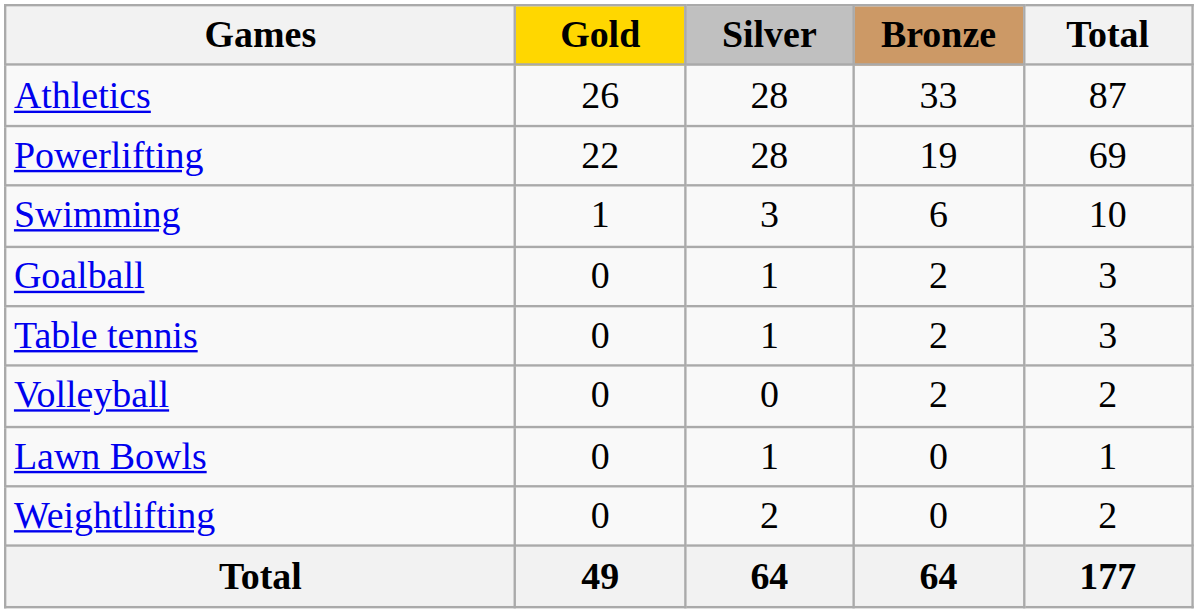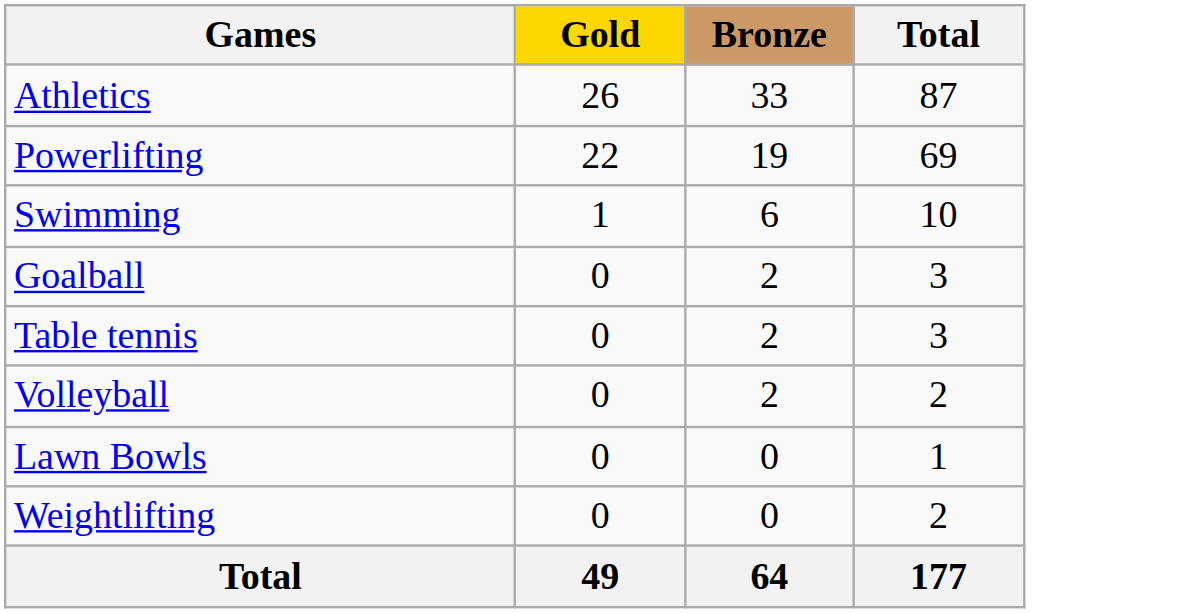- column: (769, 34)
